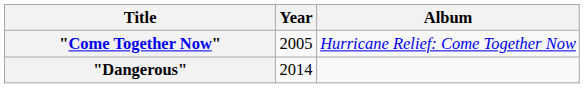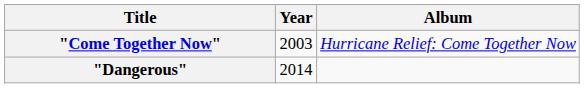(296, 43) 2005 -> (296, 43) 2003
